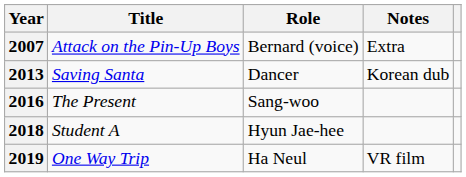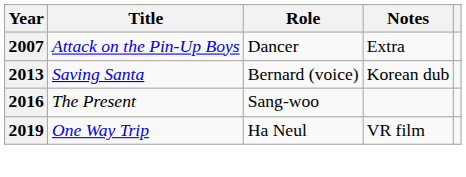(303, 46) Bernard (voice) -> (273, 46) Dancer
(273, 74) Dancer -> (303, 74) Bernard (voice)
- row: (26, 130)
